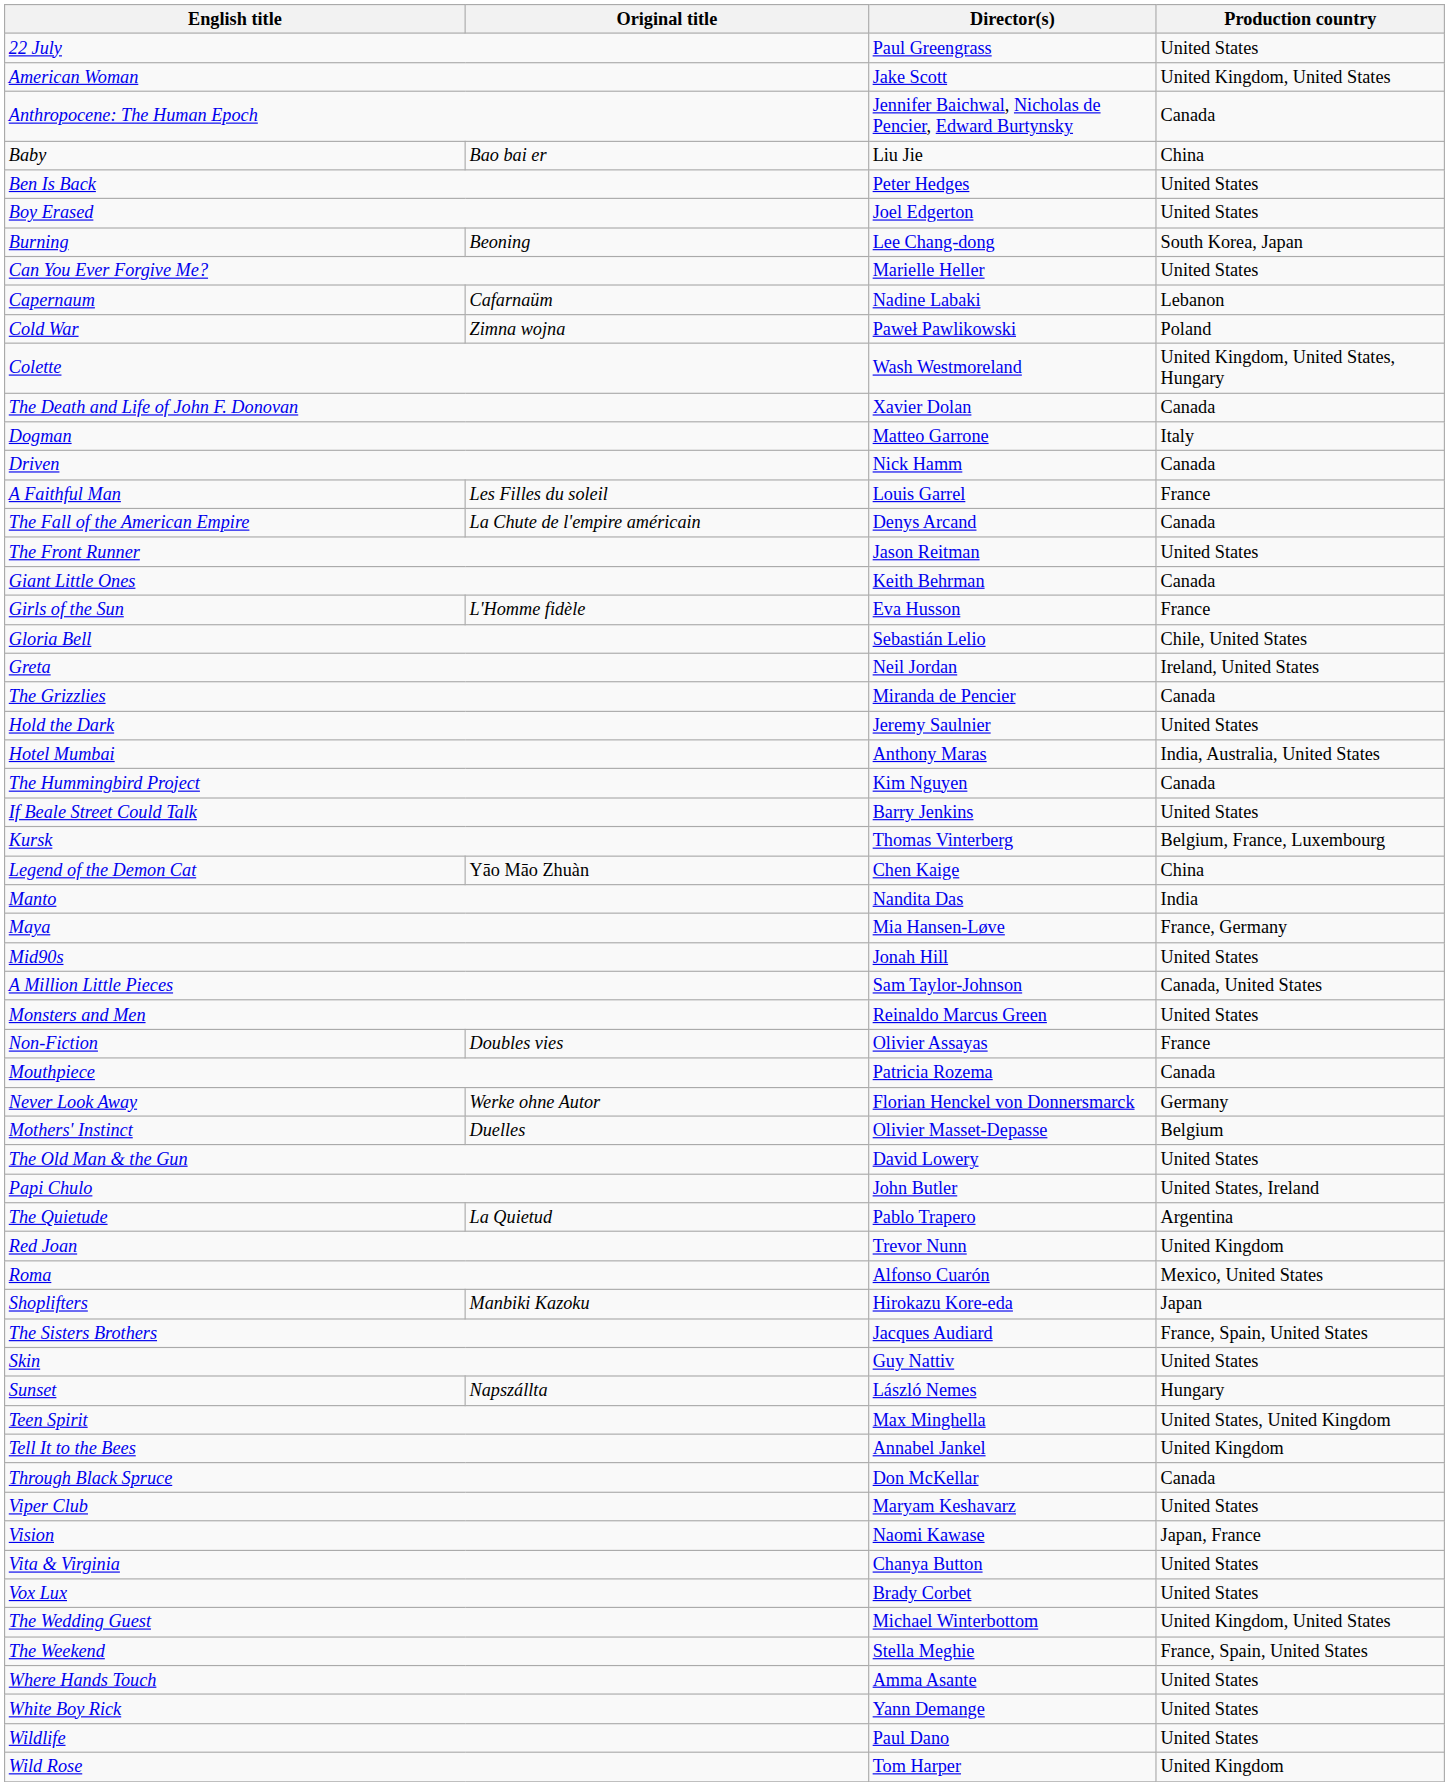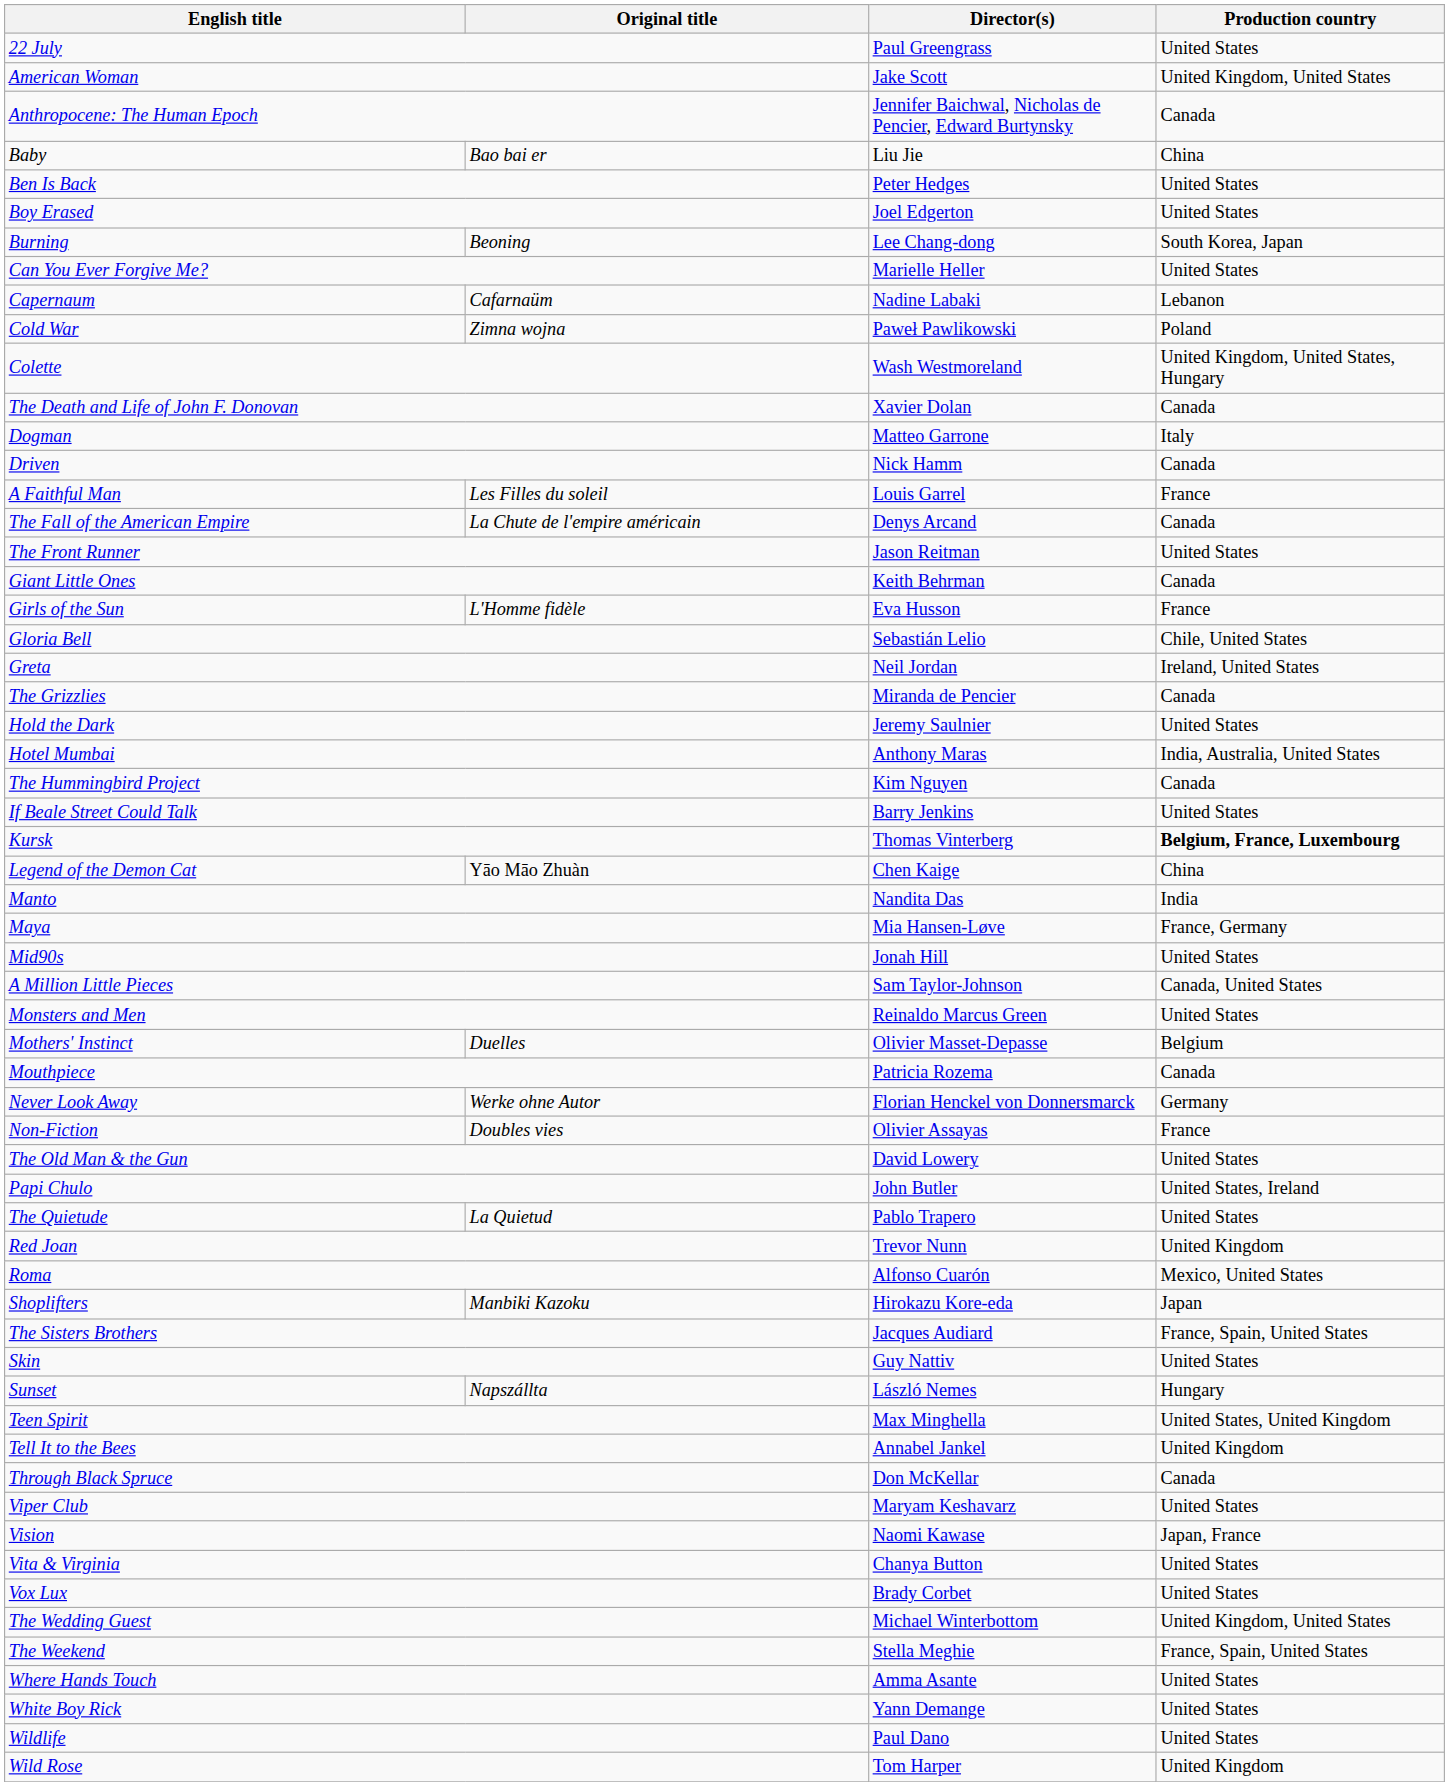(1273, 841) normal -> (1280, 841) bold
rows swapped: (71, 1130) <-> (53, 1043)
(1197, 1217) Argentina -> (1209, 1217) United States
